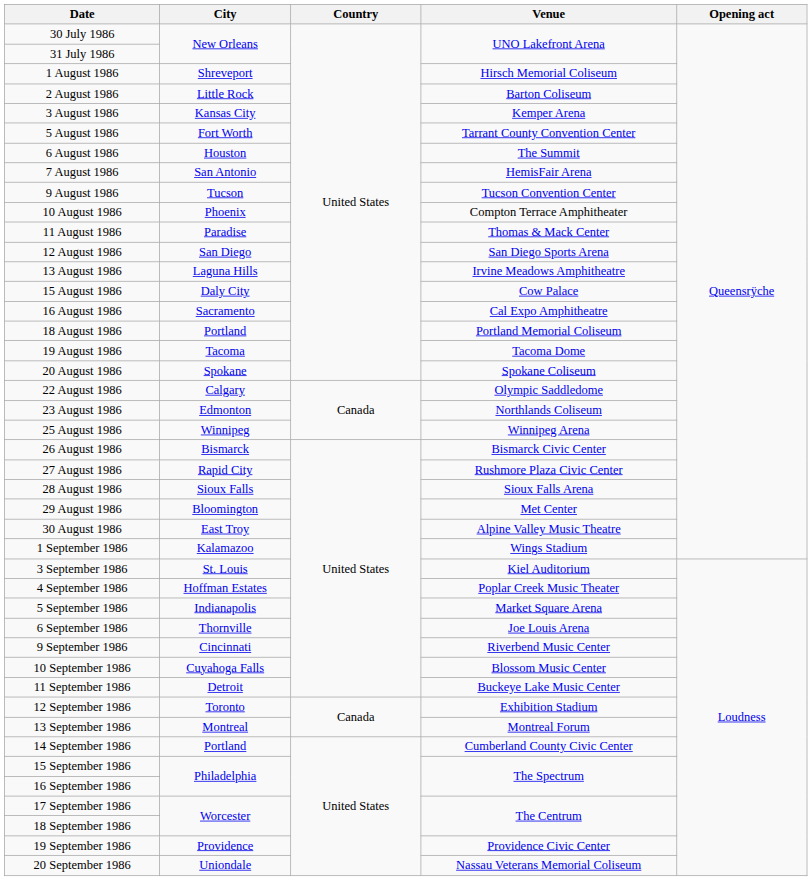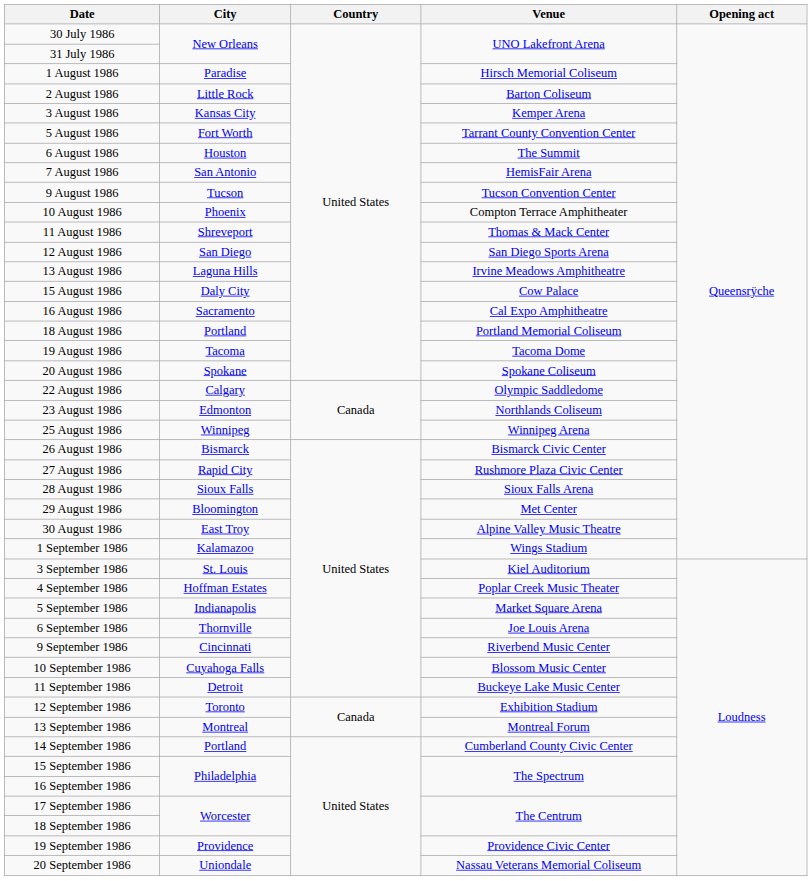(225, 73) Shreveport -> (225, 73) Paradise
(225, 232) Paradise -> (225, 232) Shreveport
